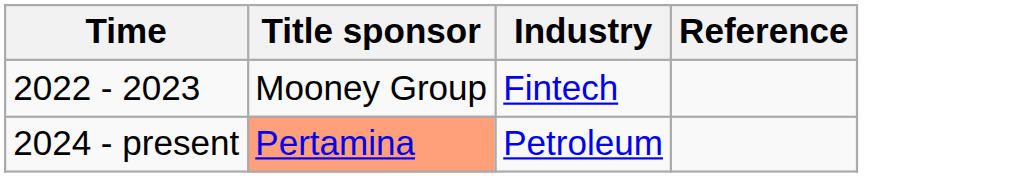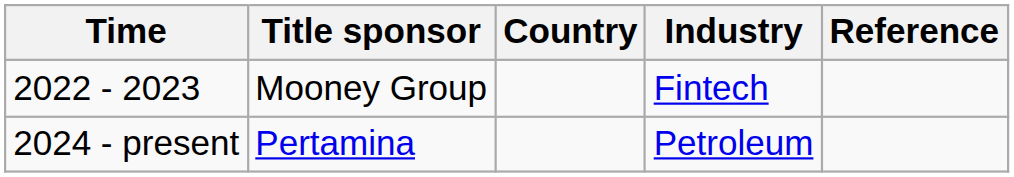+ column: (570, 32)
(335, 143) lightsalmon background -> (335, 143) no background
